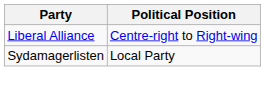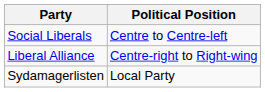+ row: (50, 35)
